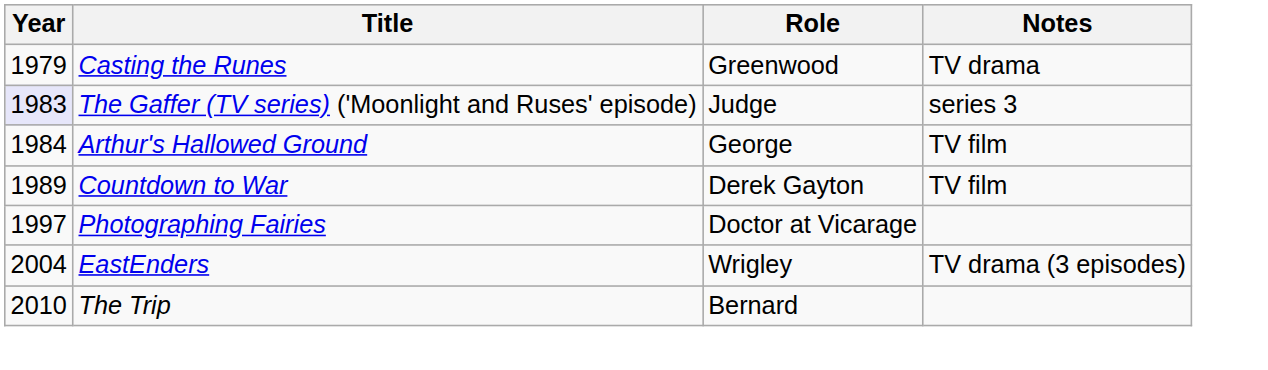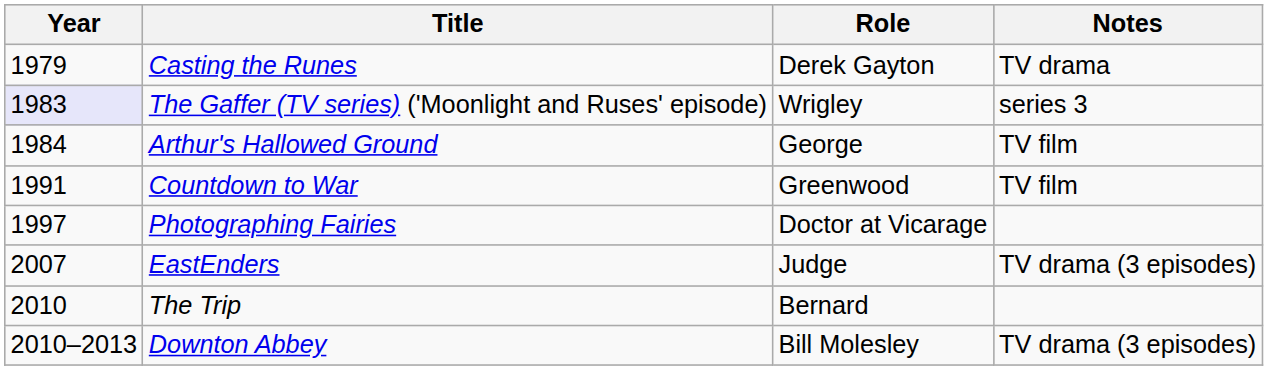(774, 64) Greenwood -> (857, 64) Derek Gayton
(743, 104) Judge -> (820, 104) Wrigley
(39, 184) 1989 -> (39, 184) 1991
(786, 184) Derek Gayton -> (844, 184) Greenwood
(39, 265) 2004 -> (39, 265) 2007
(750, 265) Wrigley -> (813, 265) Judge
+ row: (238, 345)
